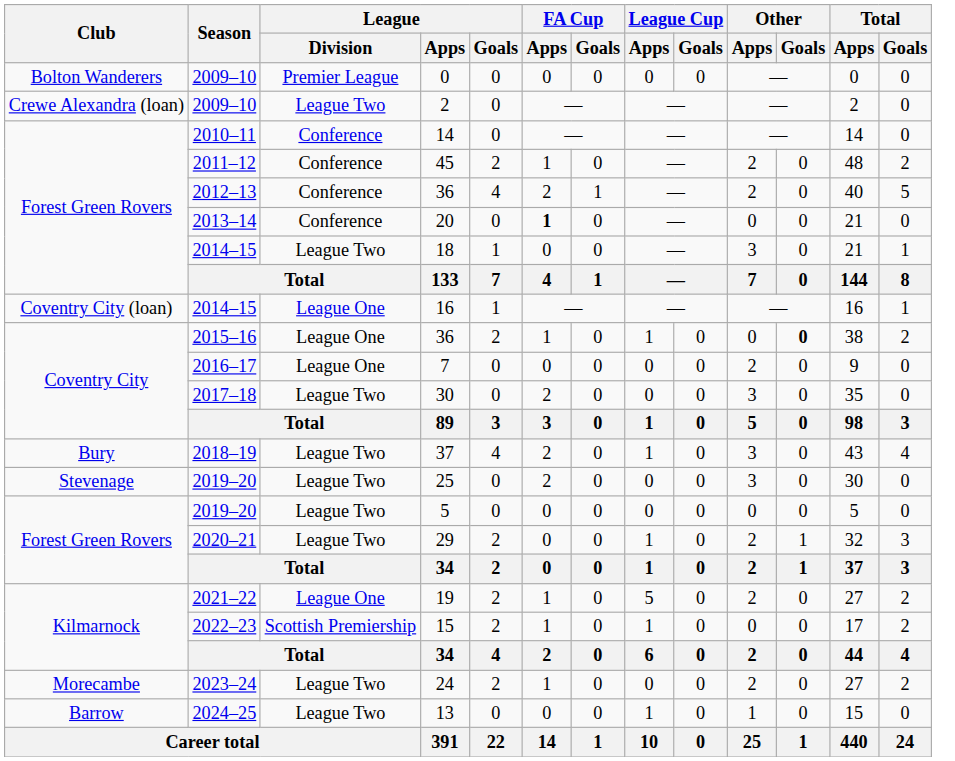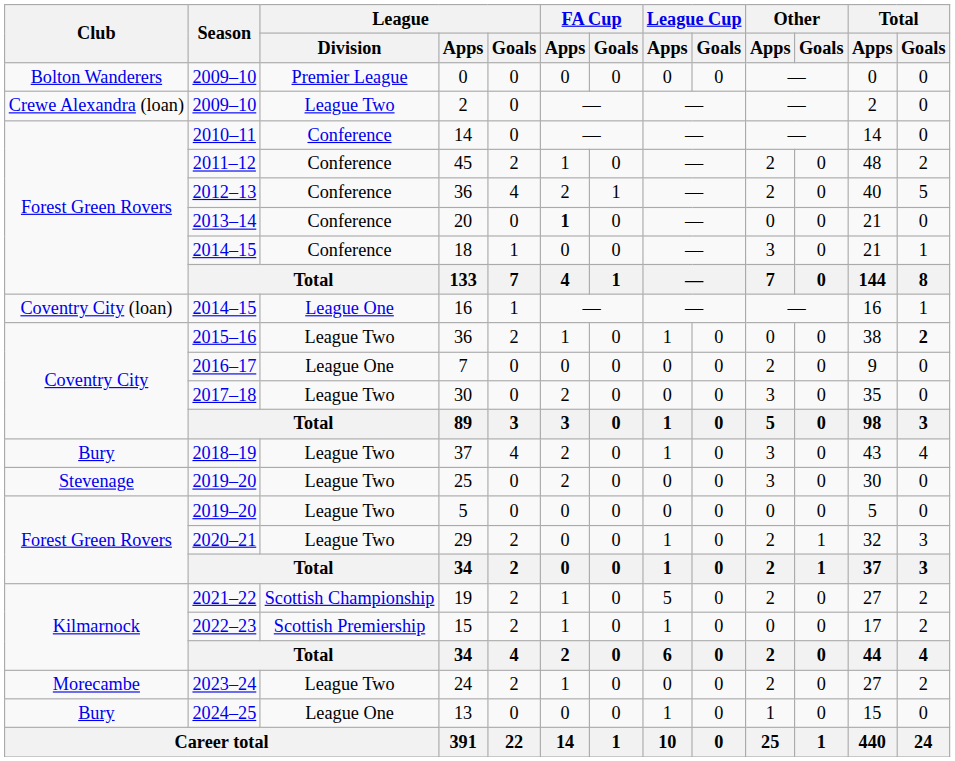(340, 250) League Two -> (350, 250) Conference
(340, 337) League One -> (350, 337) League Two
(803, 337) bold -> (821, 337) normal
(905, 337) normal -> (923, 337) bold
(340, 597) League One -> (350, 597) Scottish Championship
(96, 713) Barrow -> (96, 713) Bury
(340, 713) League Two -> (350, 713) League One
